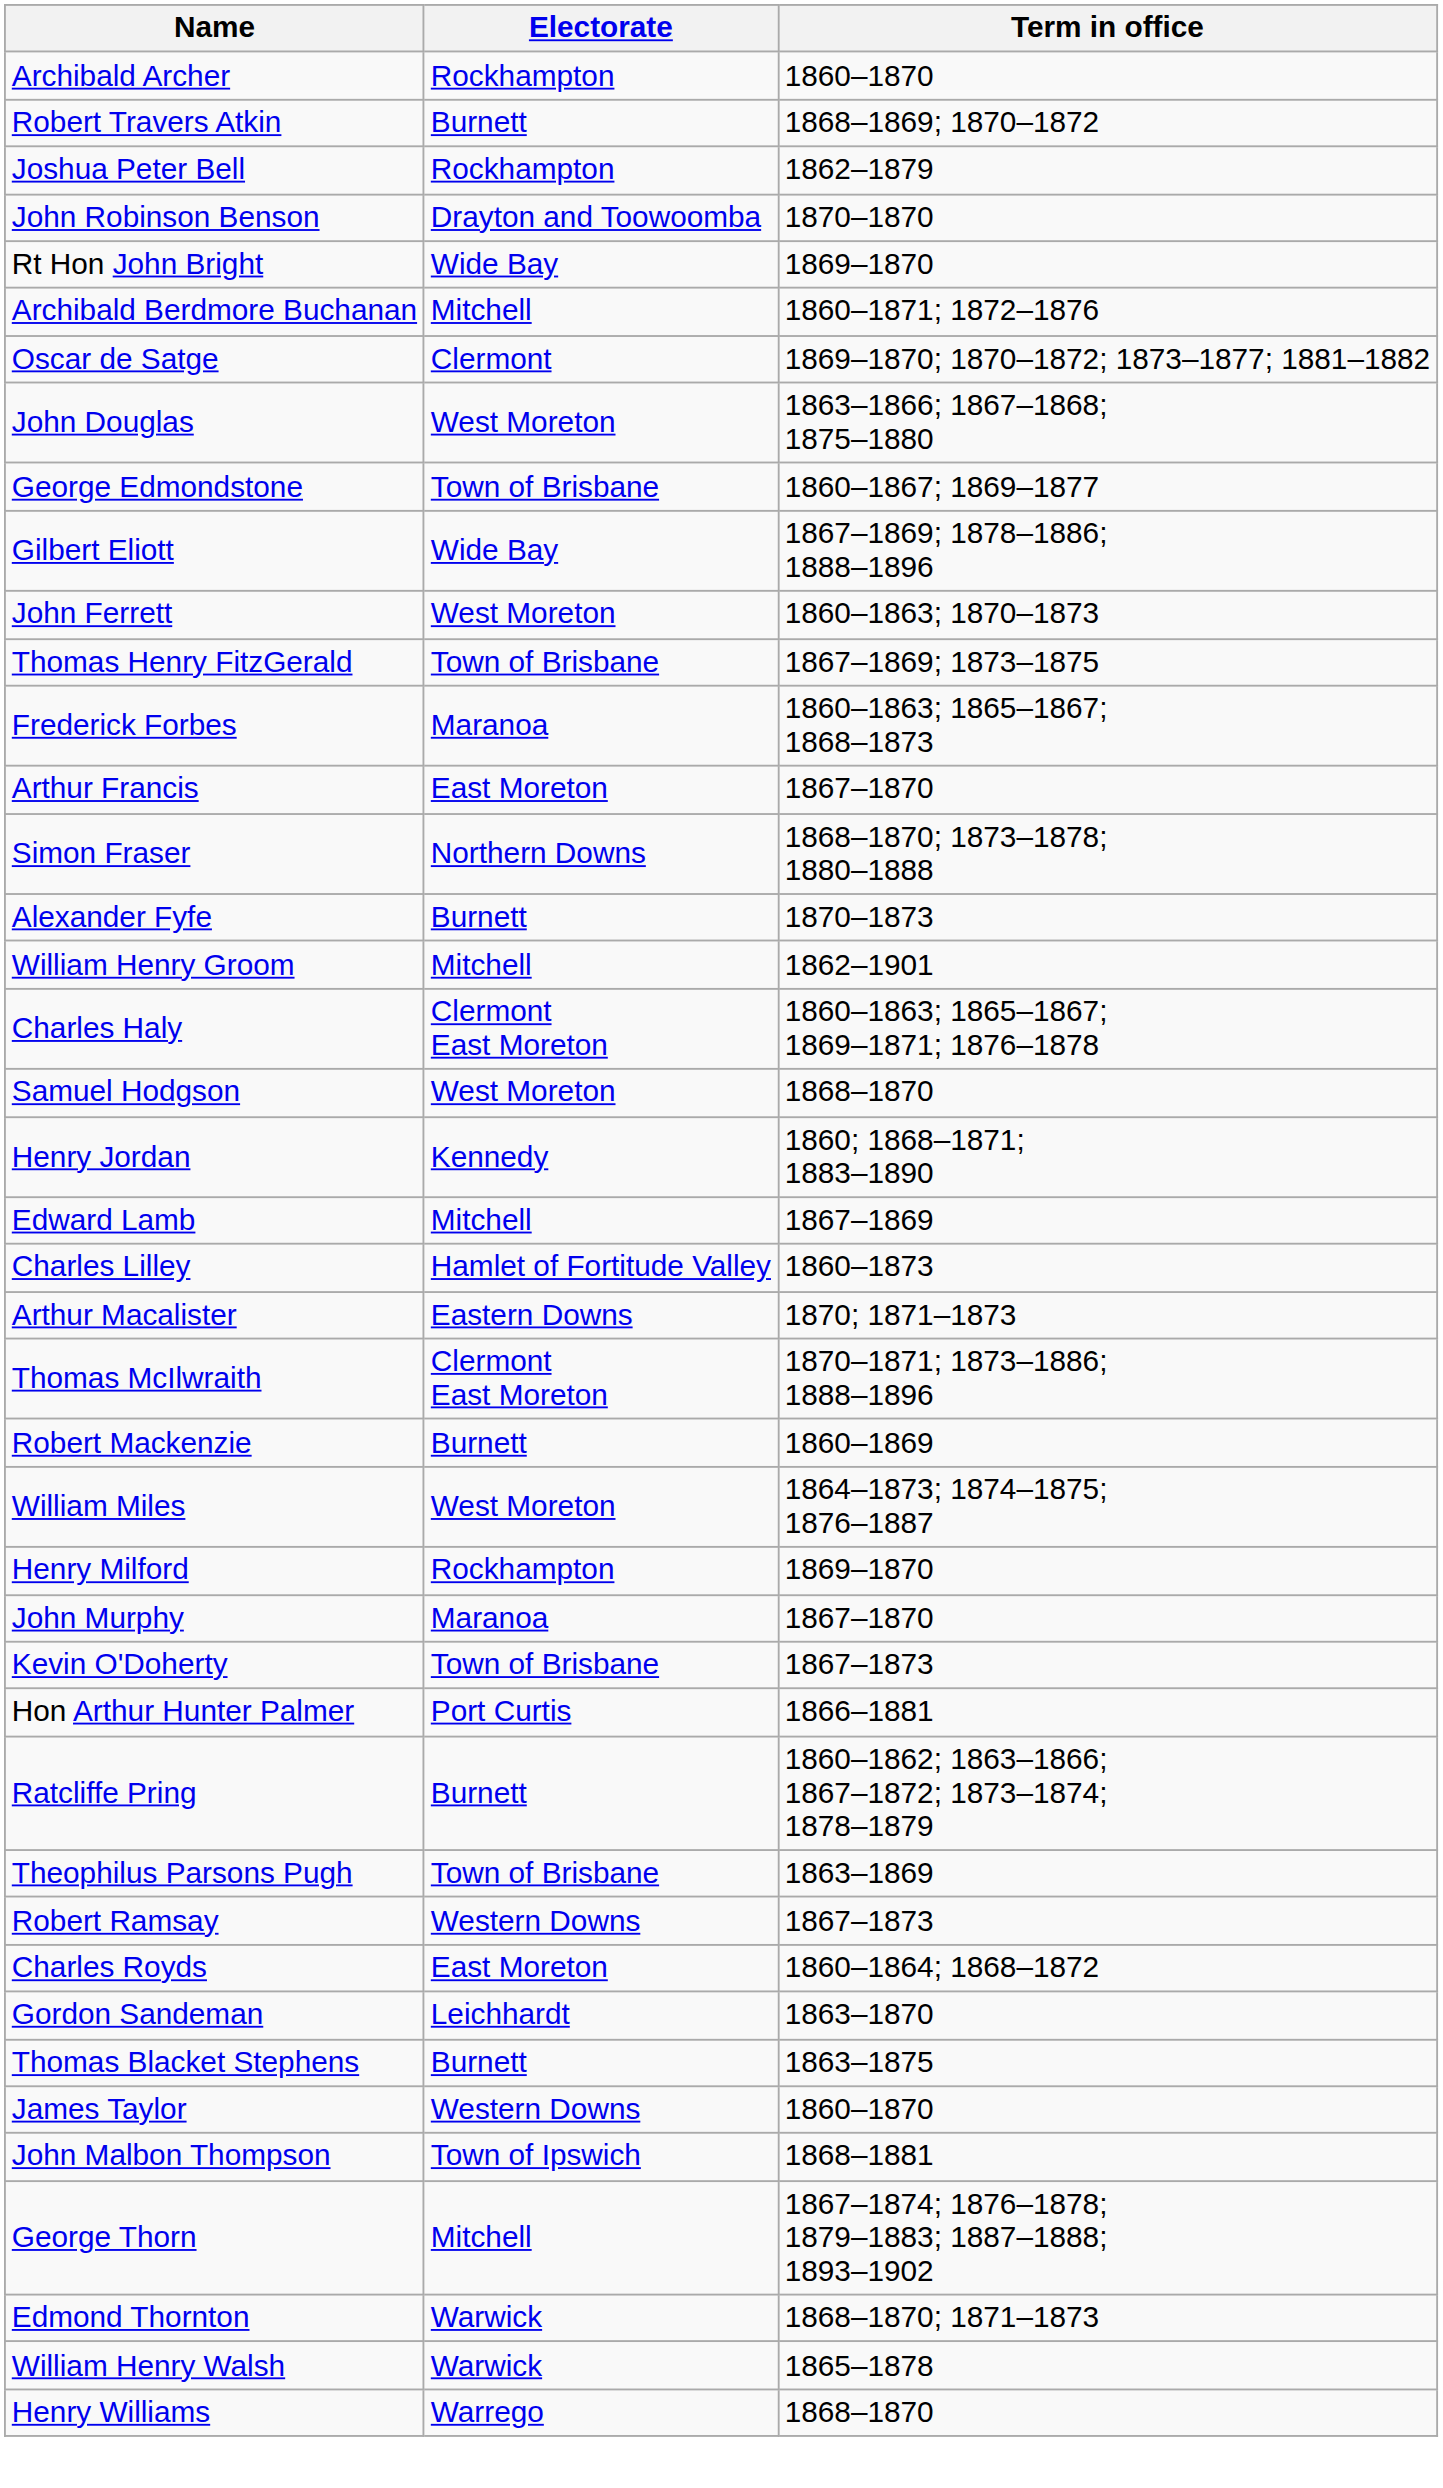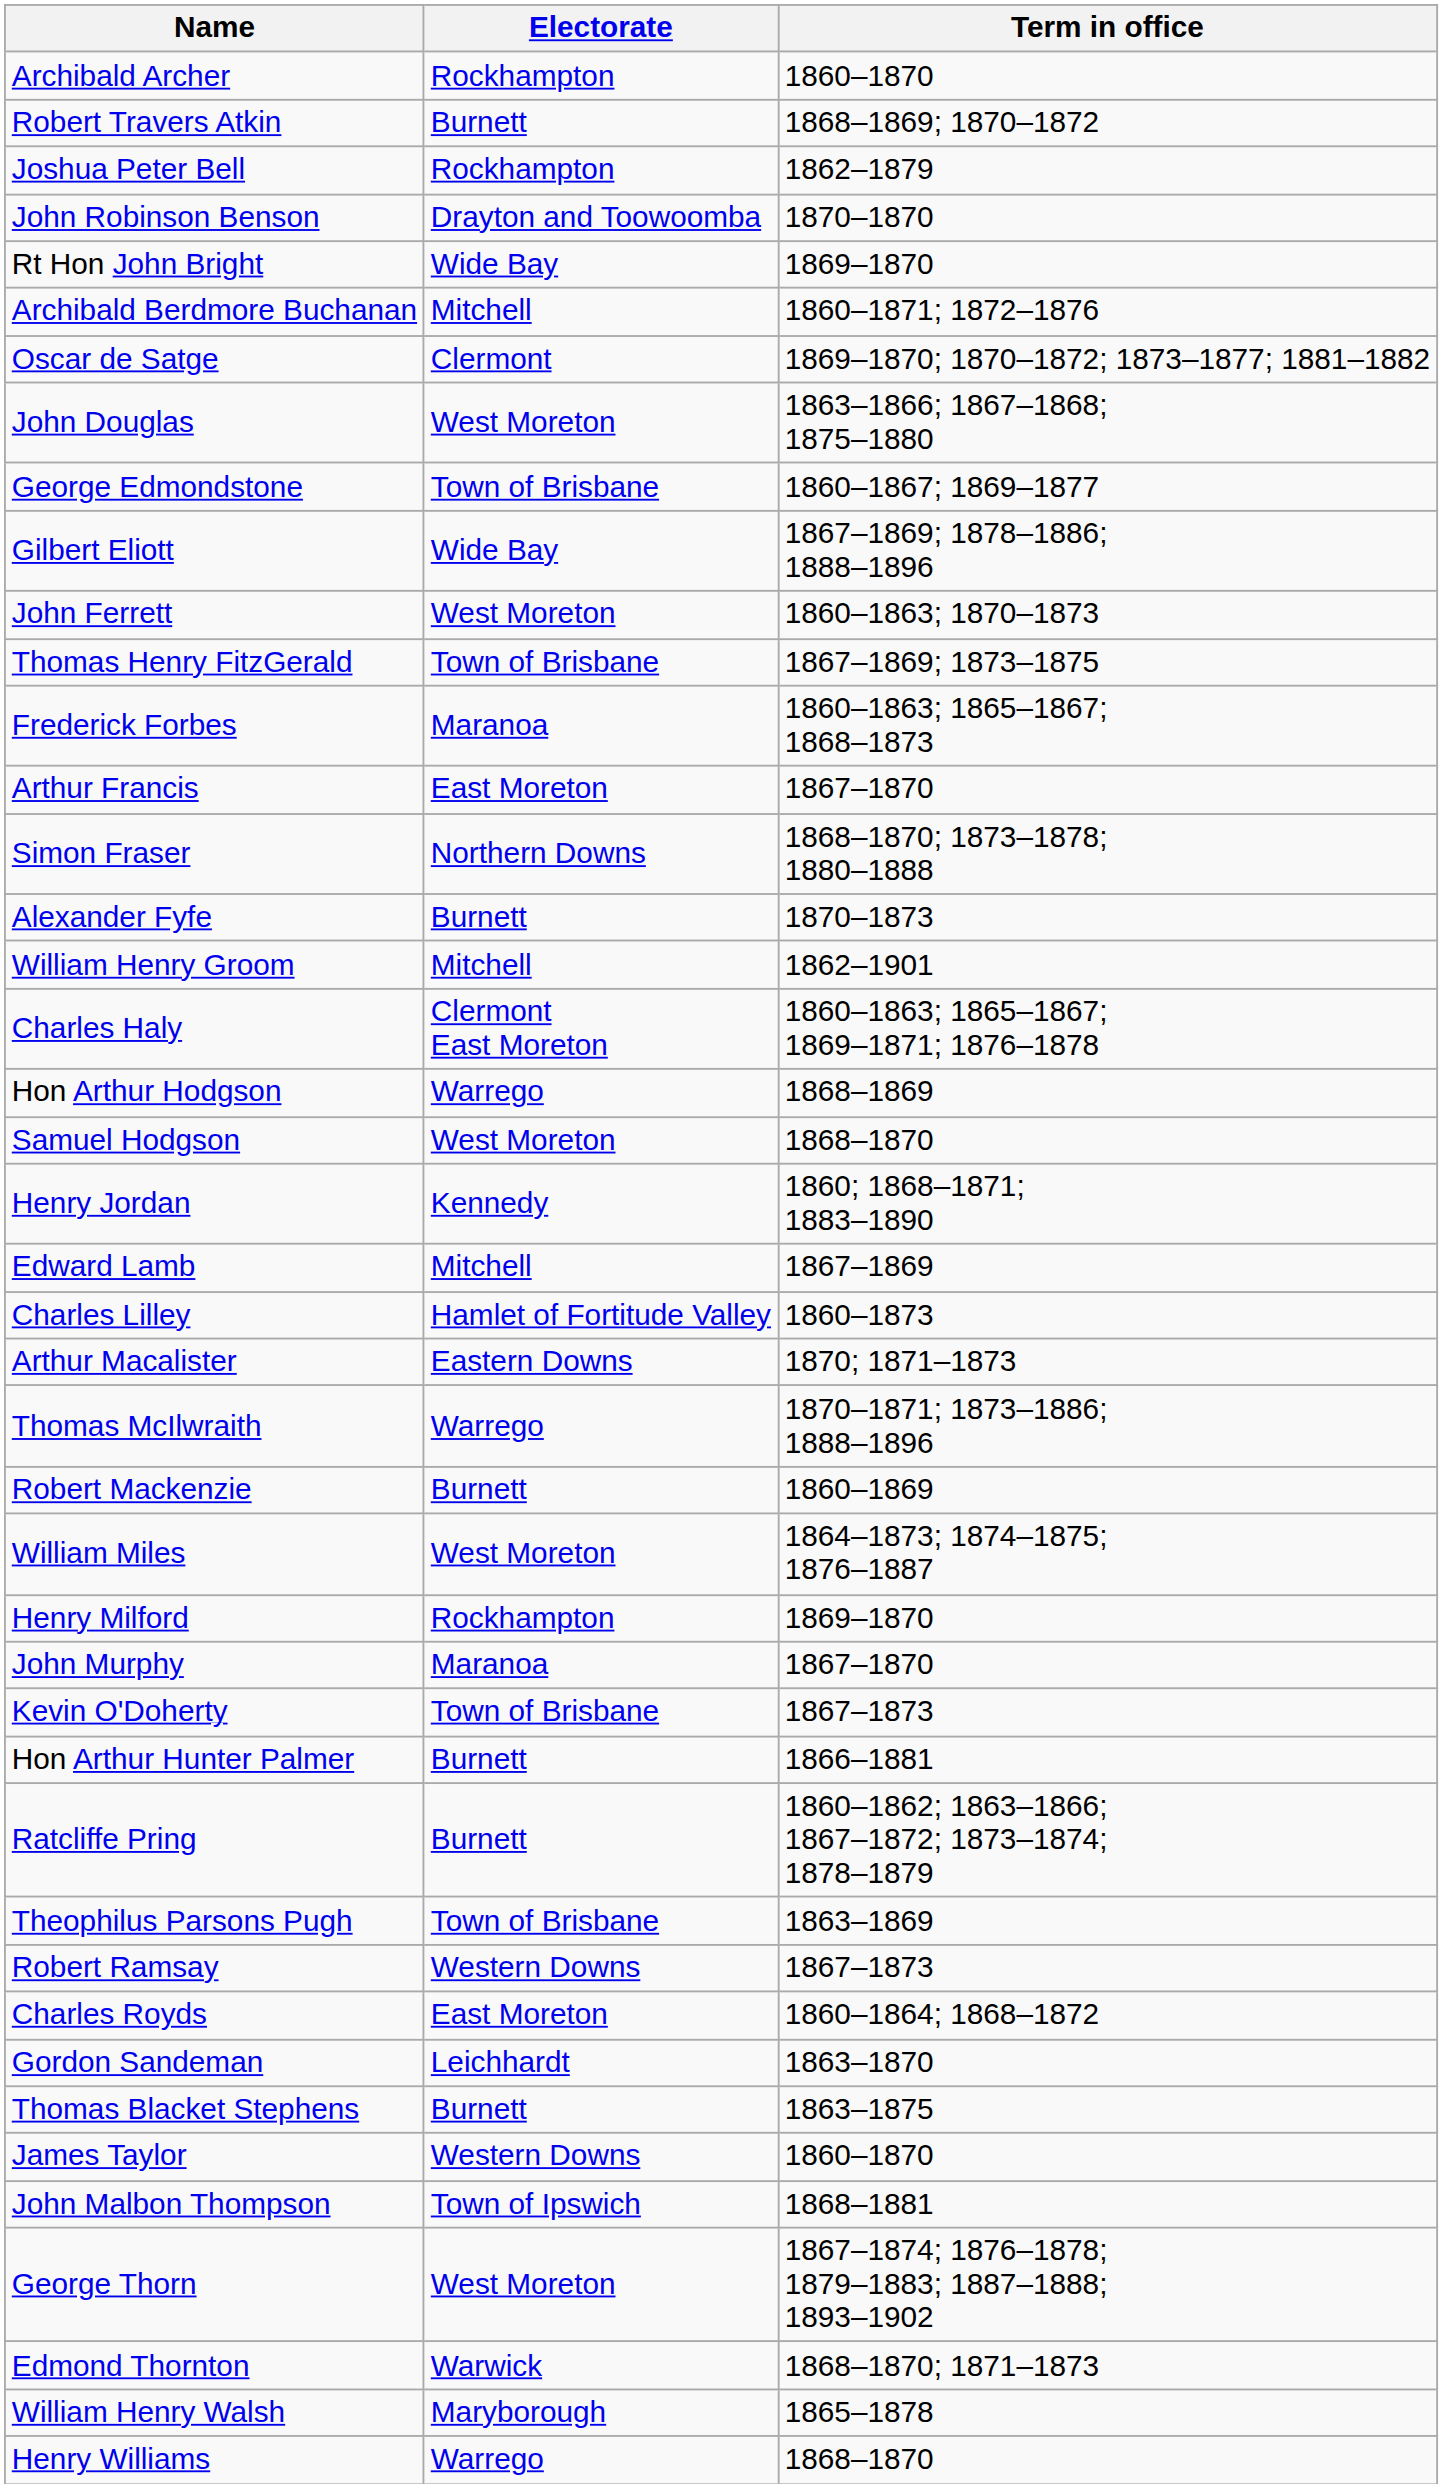+ row: (147, 1092)
(519, 1378) Clermont East Moreton -> (487, 1425) Warrego
(501, 1711) Port Curtis -> (479, 1759) Burnett
(481, 2237) Mitchell -> (523, 2284) West Moreton
(486, 2364) Warwick -> (518, 2412) Maryborough
